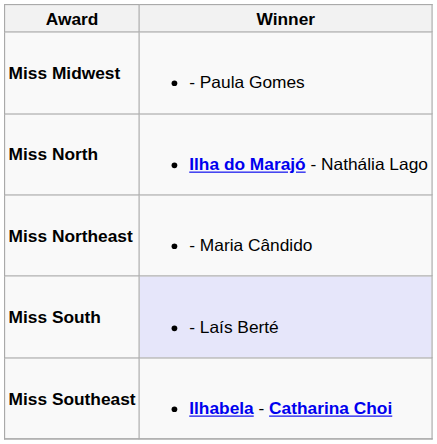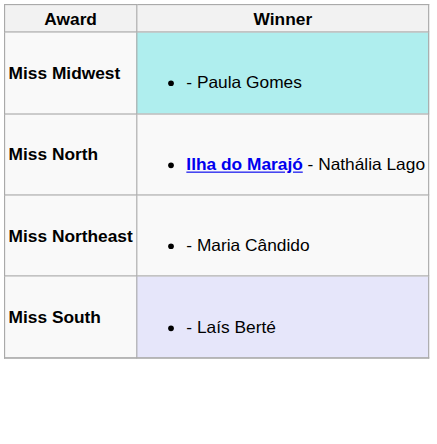(286, 83) no background -> (283, 83) paleturquoise background
- row: (72, 399)
